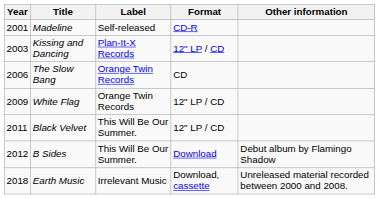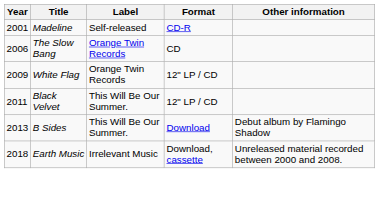- row: (58, 48)
(17, 154) 2012 -> (17, 128) 2013
